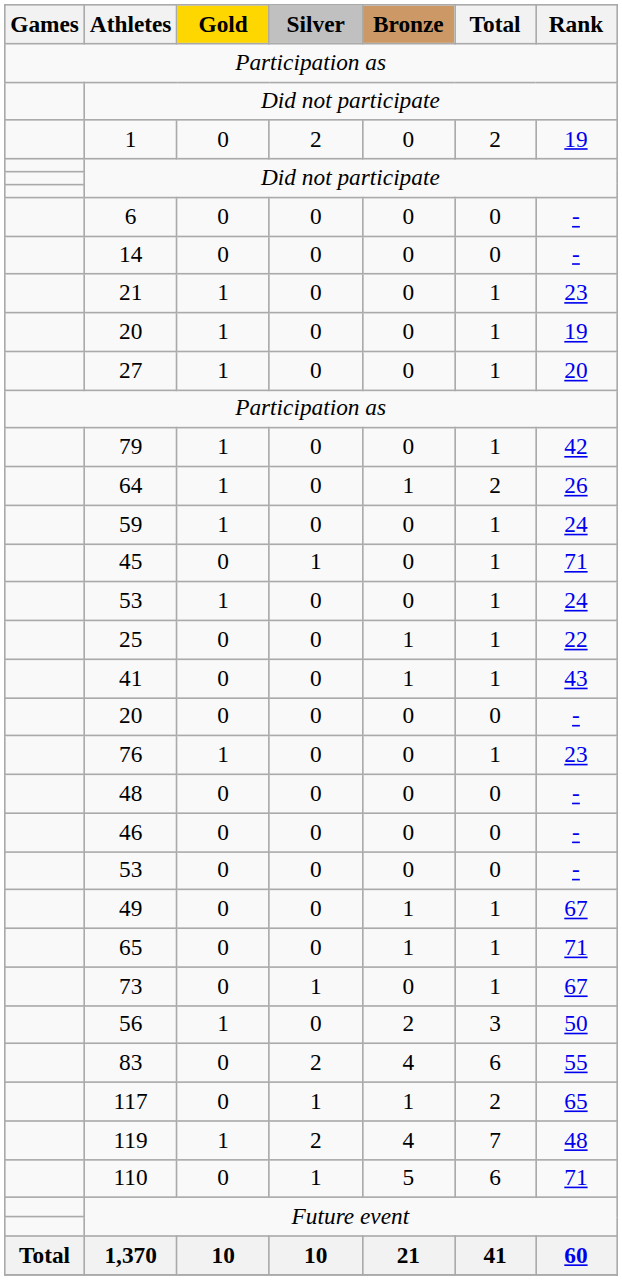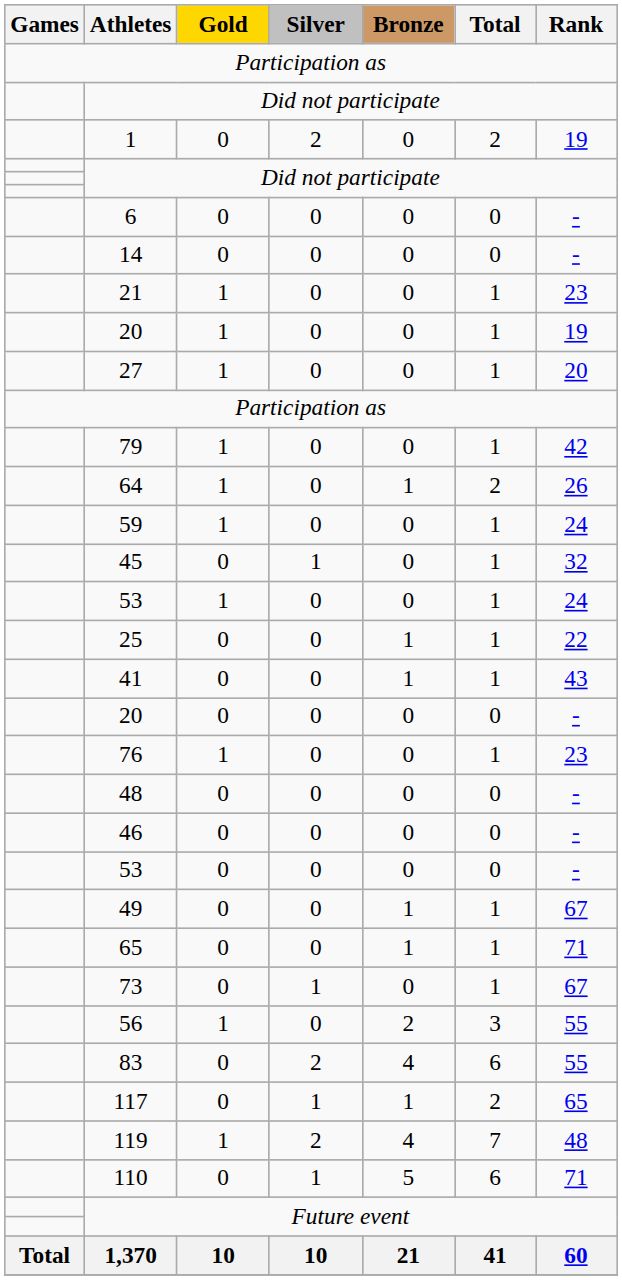(576, 562) 71 -> (576, 562) 32
(576, 1024) 50 -> (576, 1024) 55
